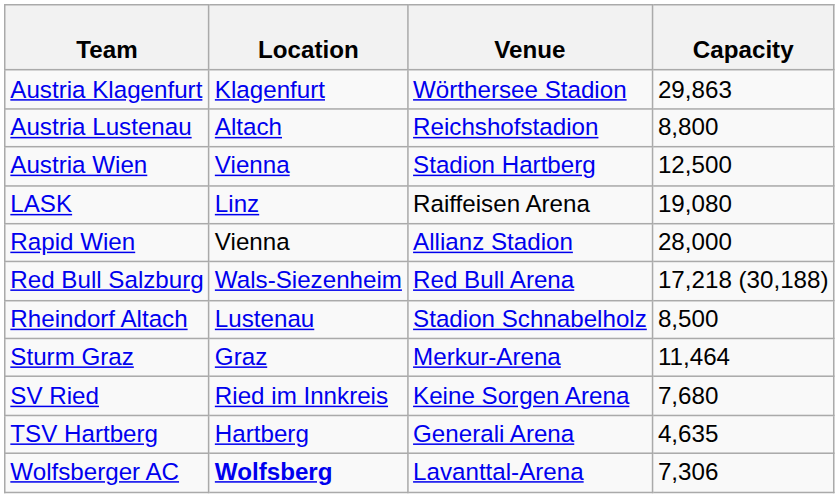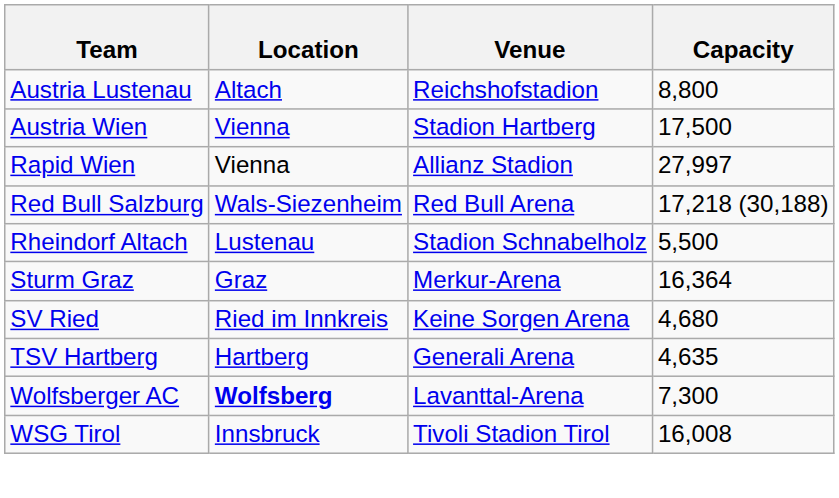- row: (106, 89)
(695, 165) 12,500 -> (695, 127) 17,500
- row: (41, 204)
(695, 242) 28,000 -> (695, 165) 27,997
(688, 319) 8,500 -> (688, 242) 5,500
(694, 357) 11,464 -> (695, 280) 16,364
(688, 395) 7,680 -> (688, 319) 4,680
(688, 472) 7,306 -> (688, 395) 7,300
+ row: (65, 434)
